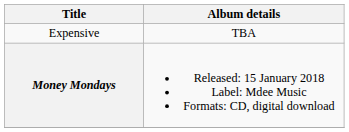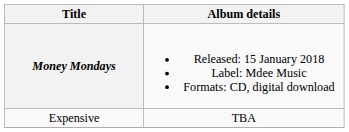rows swapped: (74, 85) <-> (74, 33)
